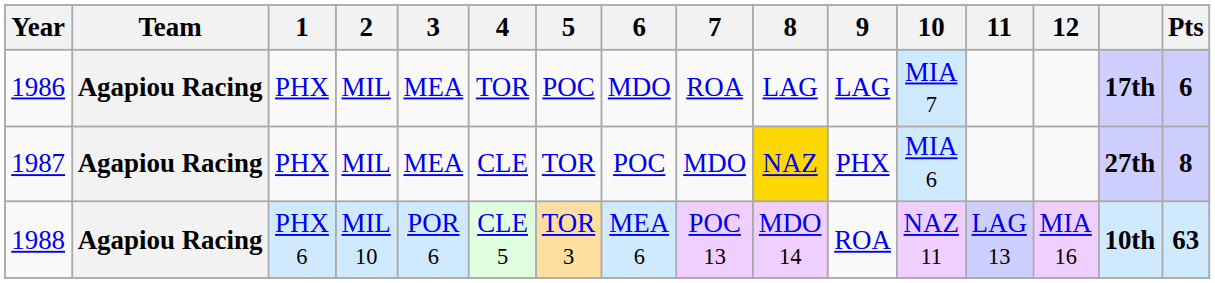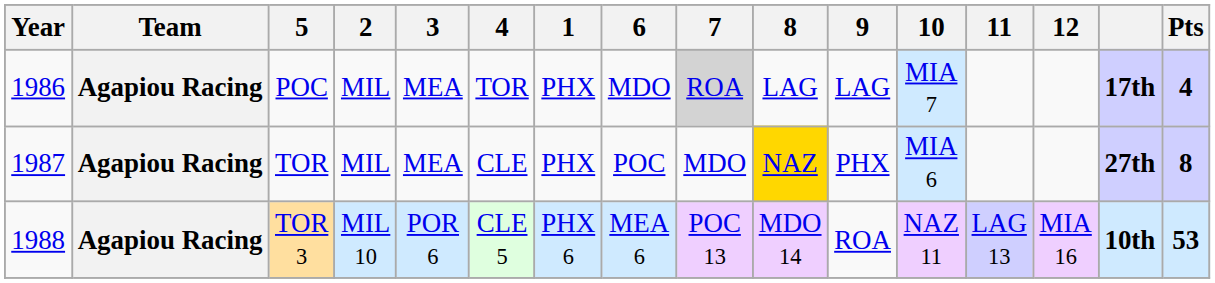columns swapped: (302, 27) <-> (569, 27)
(715, 87) no background -> (715, 87) lightgrey background
(1186, 87) 6 -> (1186, 87) 4
(1186, 239) 63 -> (1186, 239) 53
